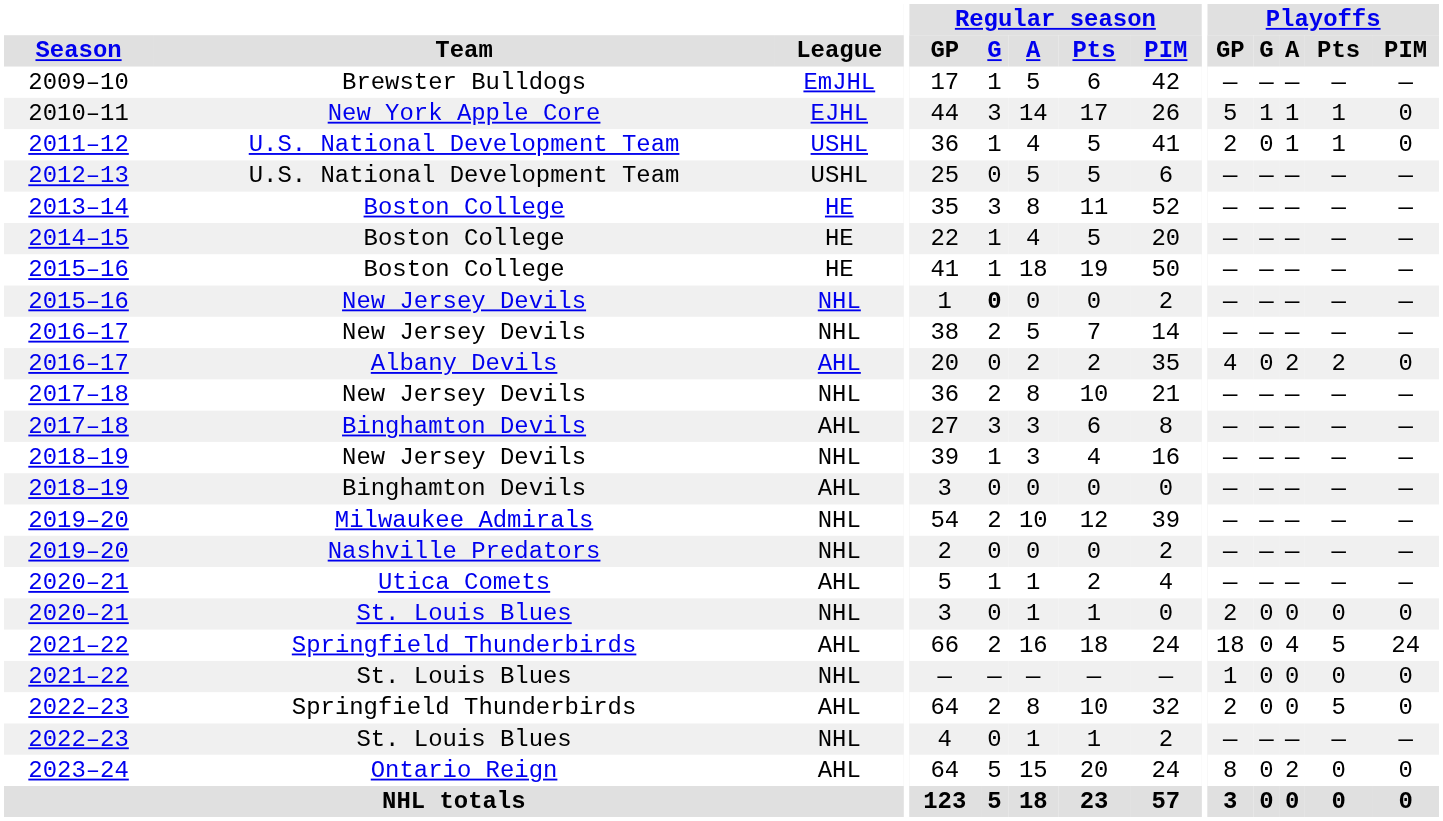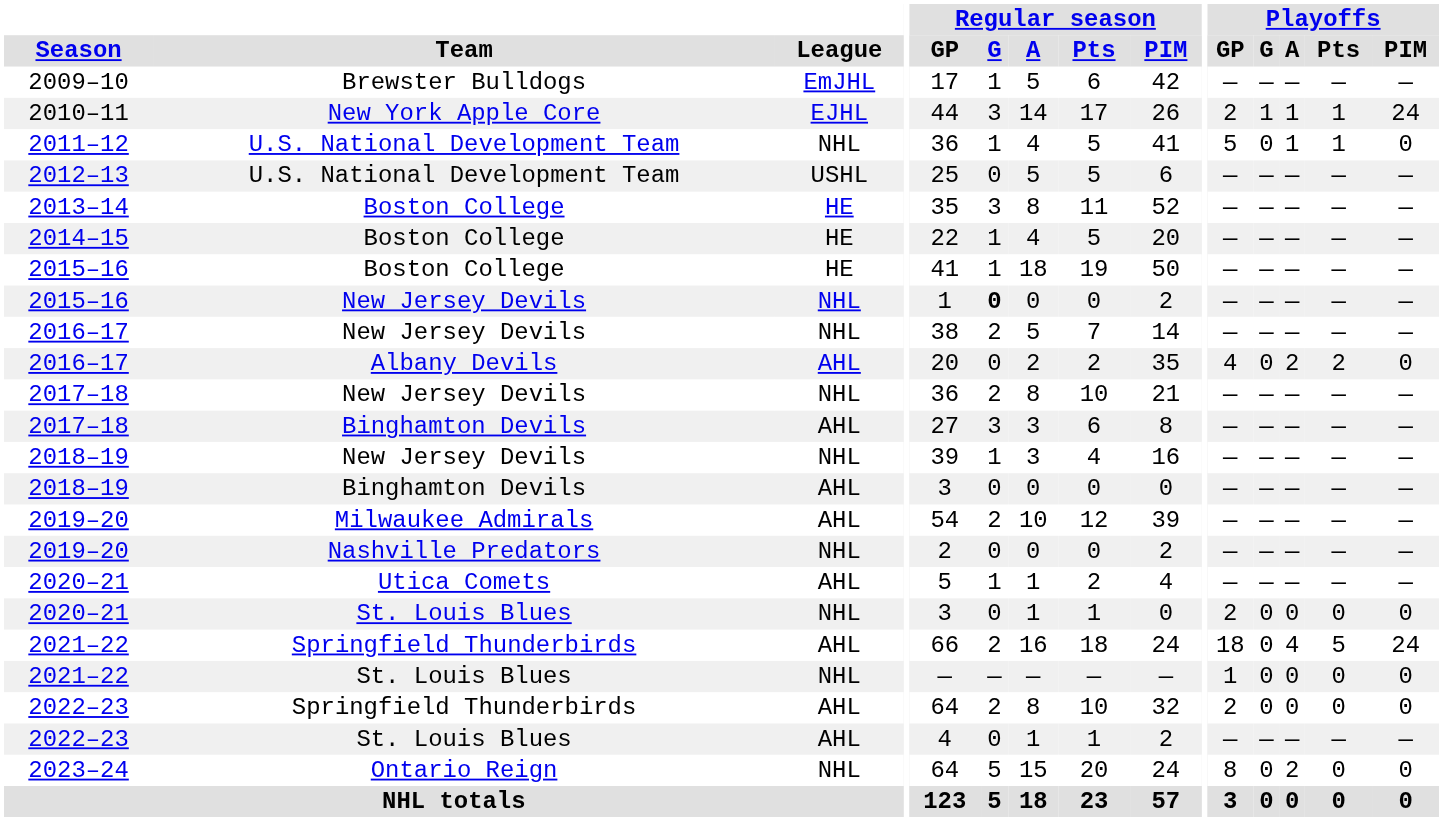(1230, 113) 5 -> (1230, 113) 2
(1406, 113) 0 -> (1406, 113) 24
(839, 145) USHL -> (839, 145) NHL
(1230, 145) 2 -> (1230, 145) 5
(839, 520) NHL -> (839, 520) AHL
(1339, 708) 5 -> (1339, 708) 0
(839, 739) NHL -> (839, 739) AHL
(839, 770) AHL -> (839, 770) NHL
